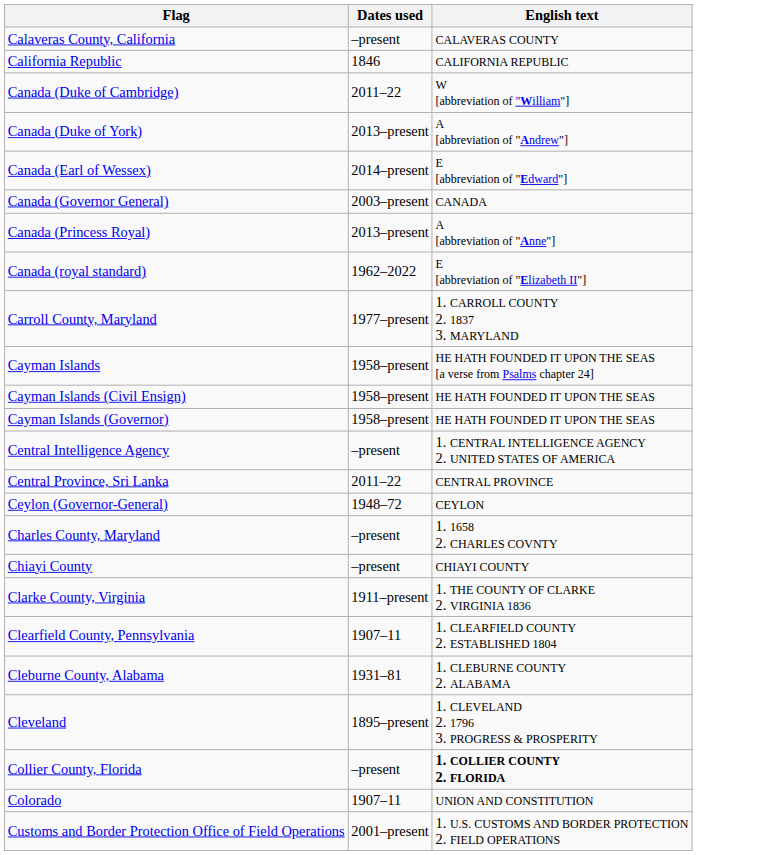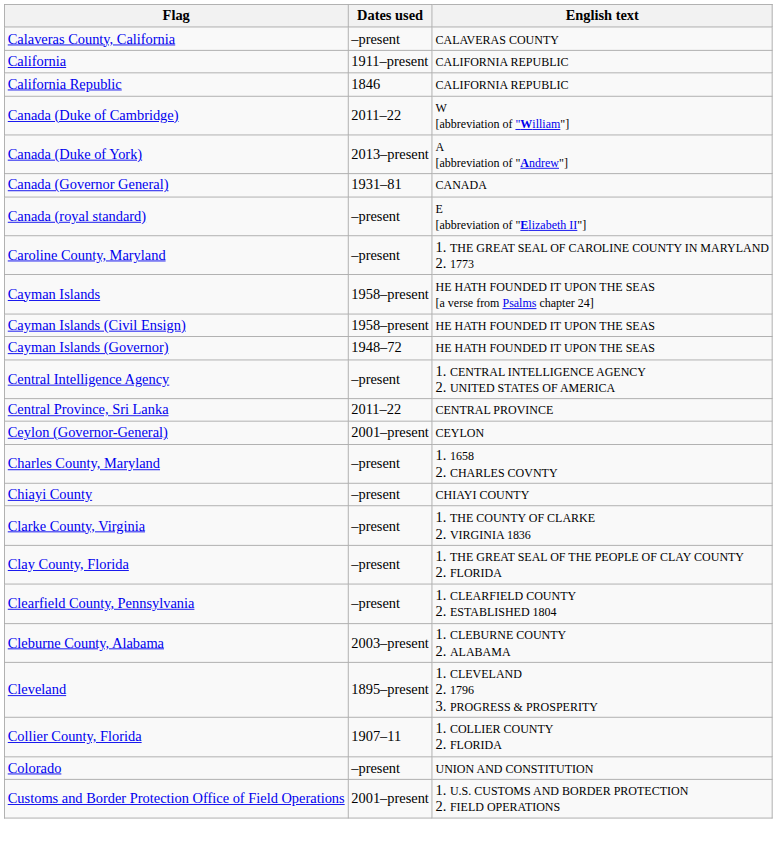+ row: (37, 61)
- row: (79, 170)
(390, 201) 2003–present -> (376, 185) 1931–81
- row: (79, 232)
(384, 271) 1962–2022 -> (376, 216) –present
+ row: (87, 255)
- row: (82, 318)
(390, 419) 1958–present -> (376, 348) 1948–72
(376, 504) 1948–72 -> (390, 432) 2001–present
(390, 597) 1911–present -> (376, 525) –present
+ row: (68, 564)
(376, 636) 1907–11 -> (376, 603) –present
(376, 675) 1931–81 -> (390, 642) 2003–present
(376, 769) –present -> (376, 737) 1907–11
(498, 769) bold -> (495, 737) normal
(376, 800) 1907–11 -> (376, 767) –present
